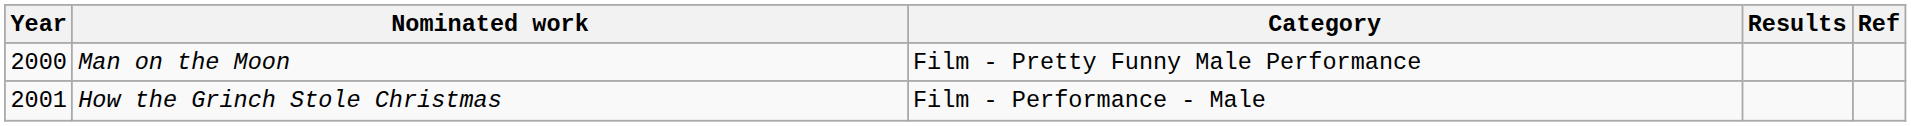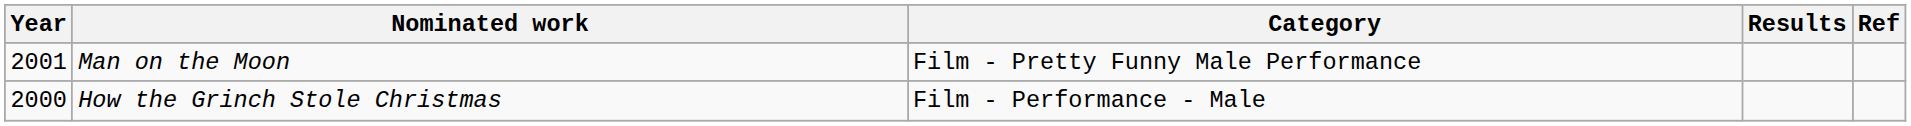(39, 62) 2000 -> (39, 62) 2001
(39, 101) 2001 -> (39, 101) 2000
